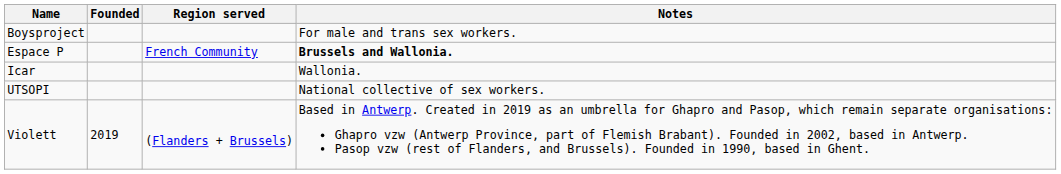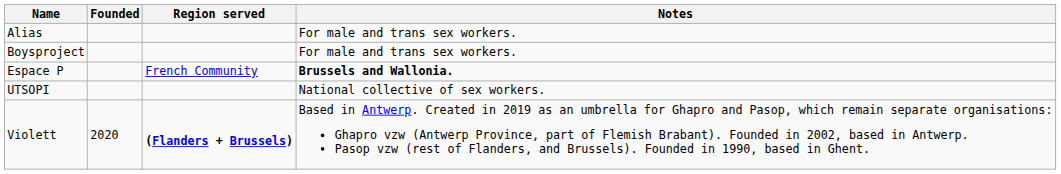+ row: (25, 33)
- row: (21, 71)
(104, 135) 2019 -> (104, 135) 2020
(219, 141) normal -> (219, 141) bold
